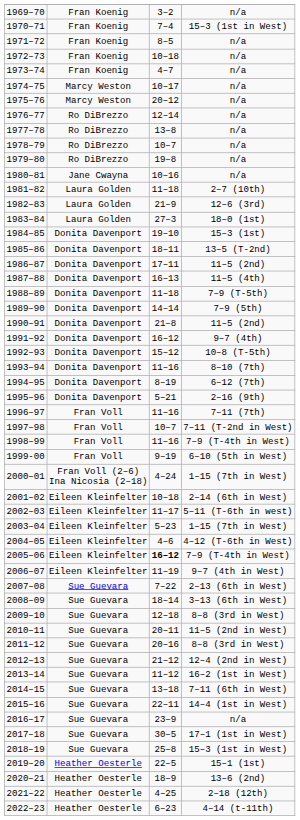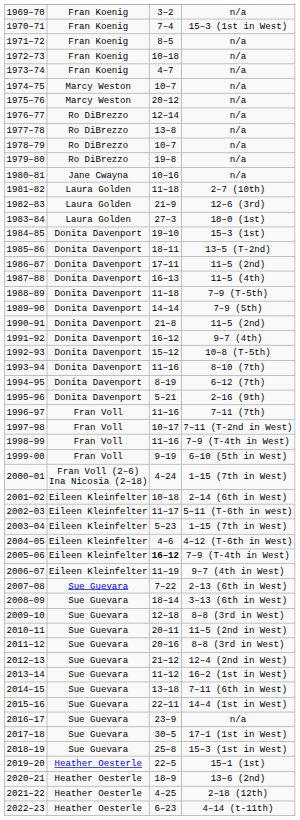(165, 86) 10–17 -> (165, 86) 10–7
(165, 427) 10–7 -> (165, 427) 10–17
